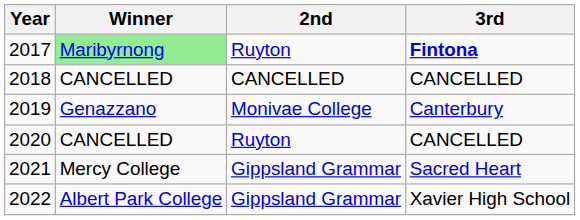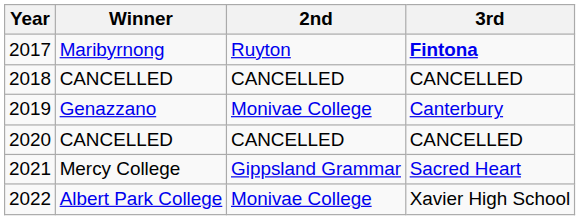(112, 49) lightgreen background -> (112, 49) no background
(261, 139) Ruyton -> (288, 139) CANCELLED
(316, 199) Gippsland Grammar -> (301, 199) Monivae College
